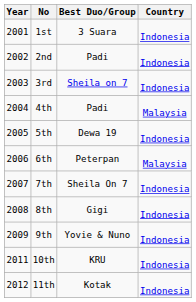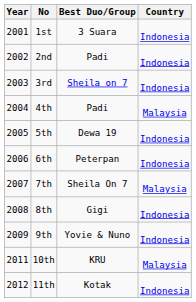(165, 164) Malaysia -> (165, 164) Indonesia
(165, 189) Indonesia -> (165, 189) Malaysia
(165, 265) Indonesia -> (165, 265) Malaysia
